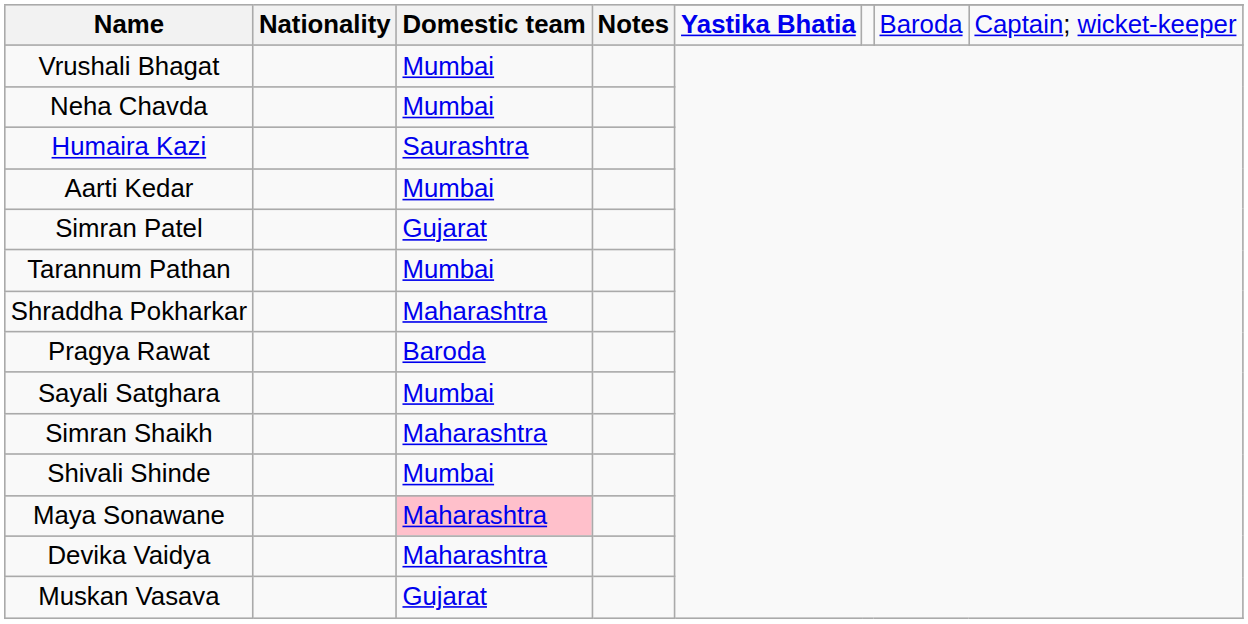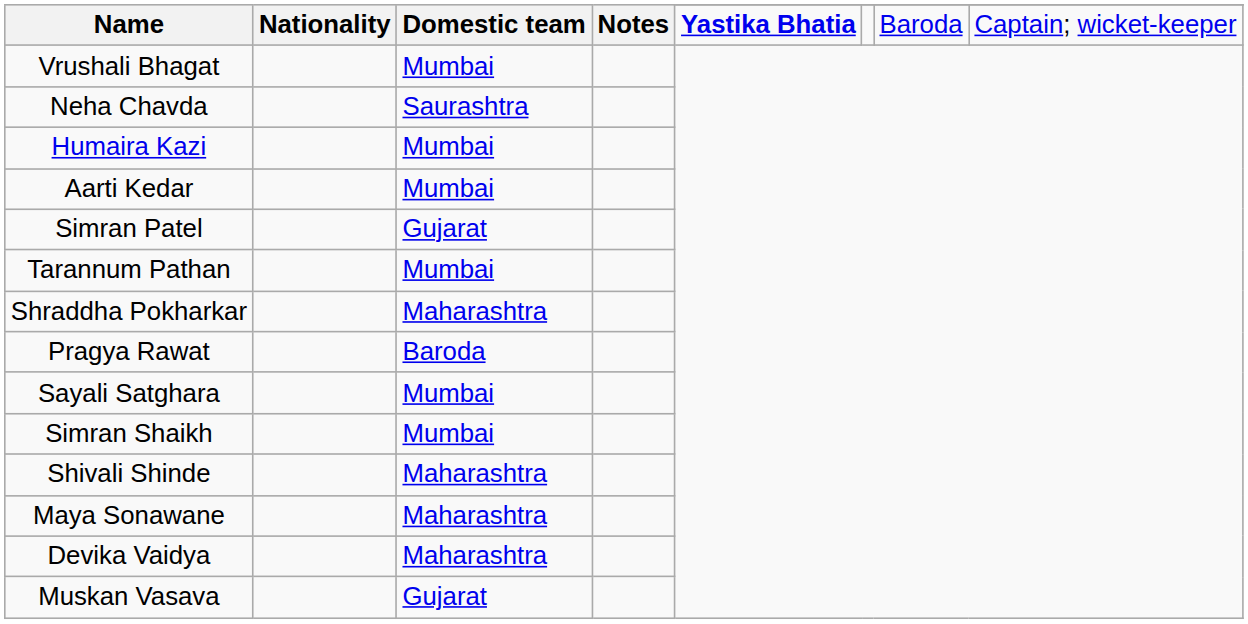(448, 106) Mumbai -> (465, 106) Saurashtra
(465, 147) Saurashtra -> (448, 147) Mumbai
(475, 433) Maharashtra -> (448, 433) Mumbai
(448, 474) Mumbai -> (475, 474) Maharashtra
(475, 515) pink background -> (475, 515) no background
